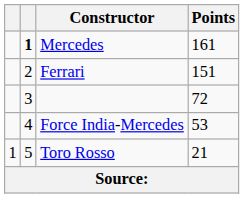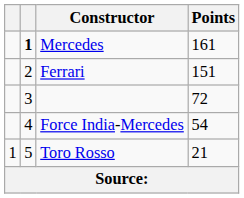(200, 125) 53 -> (200, 125) 54
